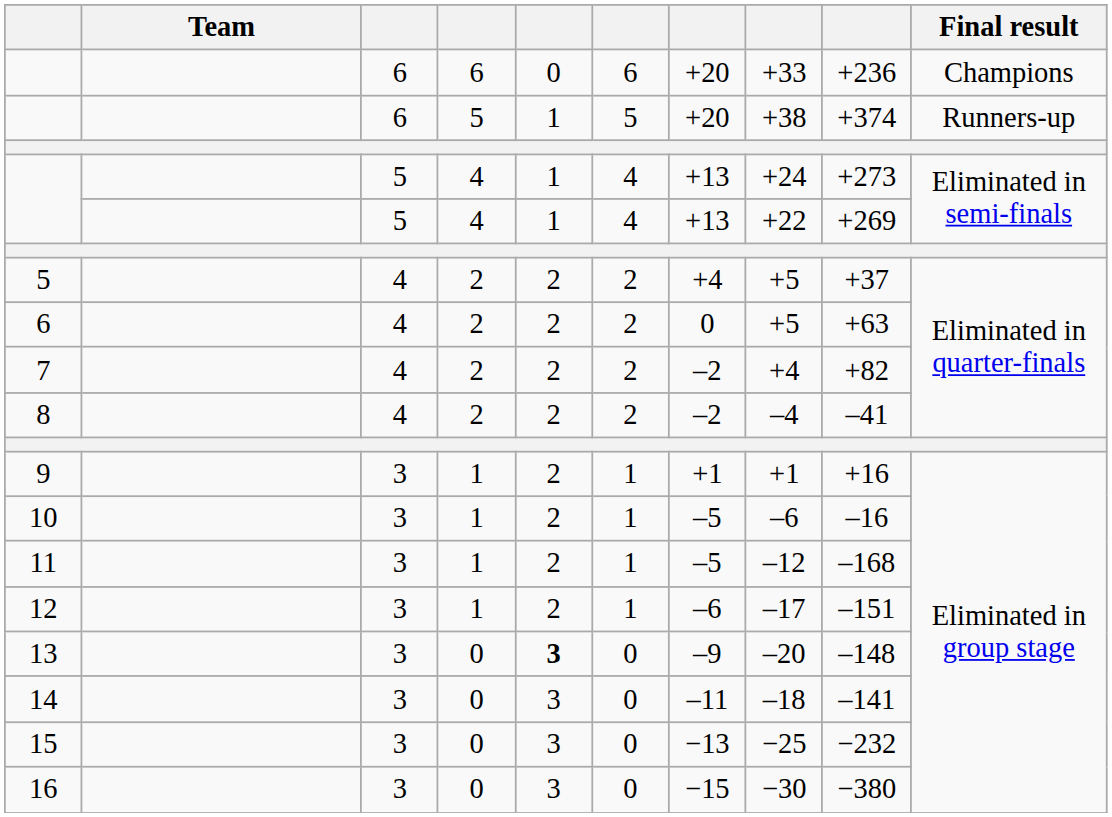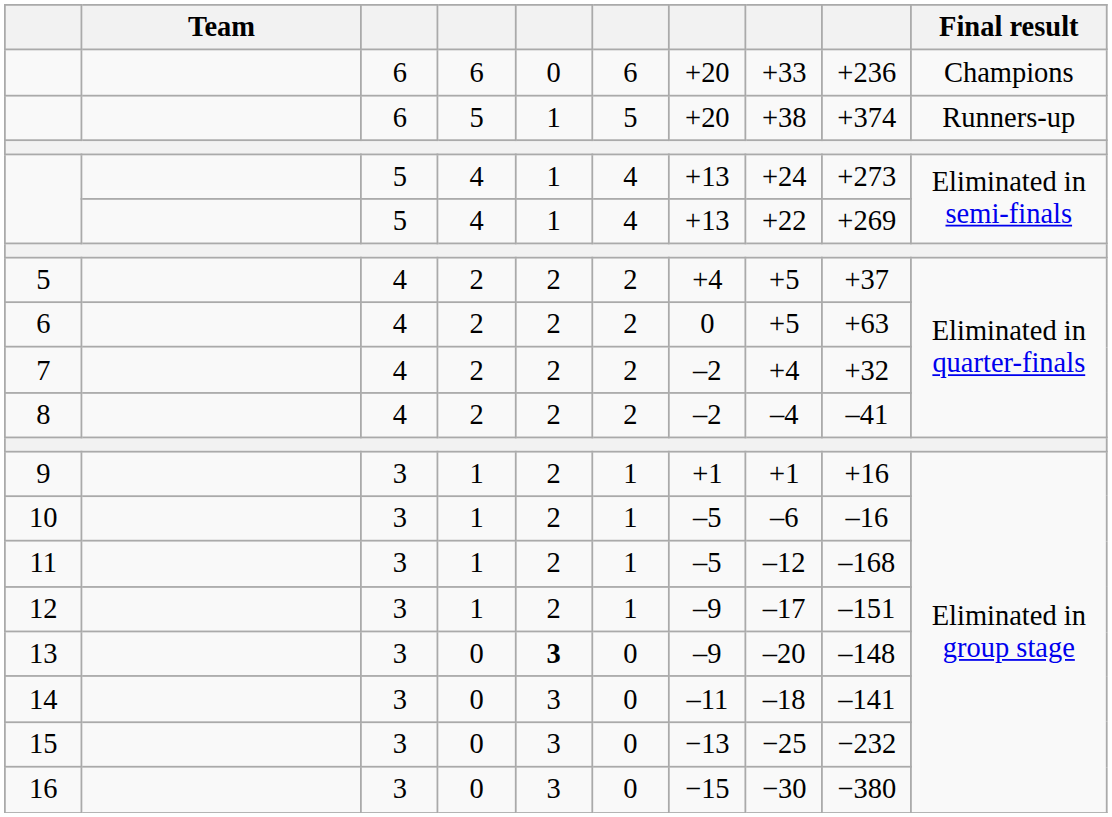(867, 369) +82 -> (867, 369) +32
(707, 608) –6 -> (707, 608) –9
